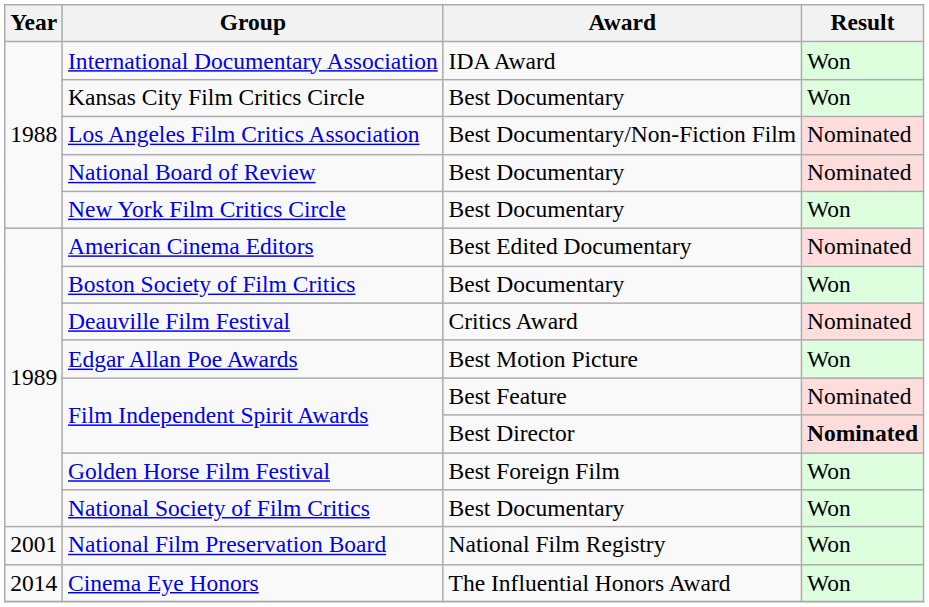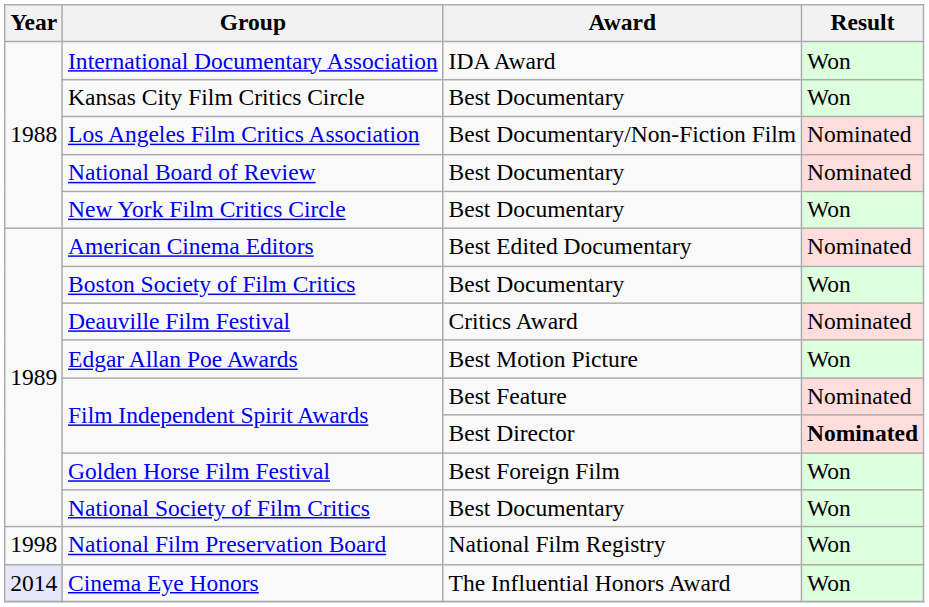(34, 545) 2001 -> (34, 545) 1998
(34, 582) no background -> (34, 582) lavender background
